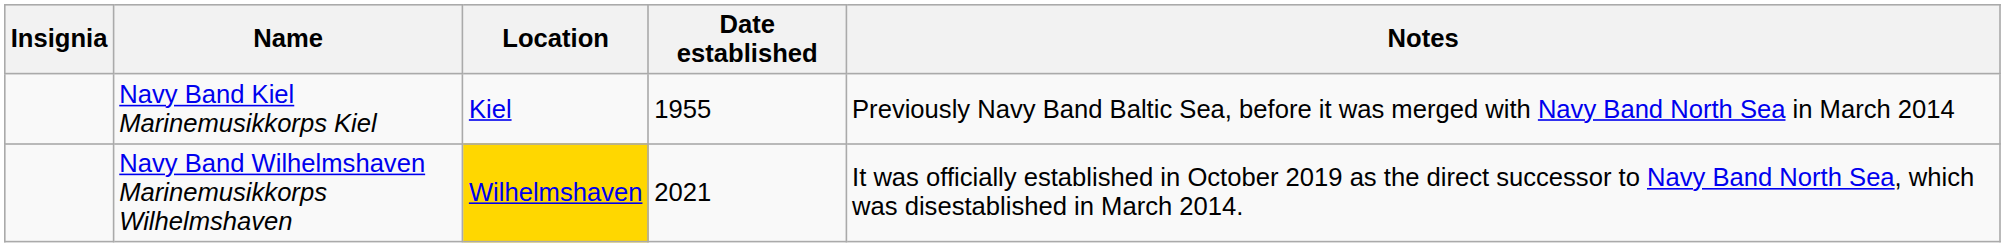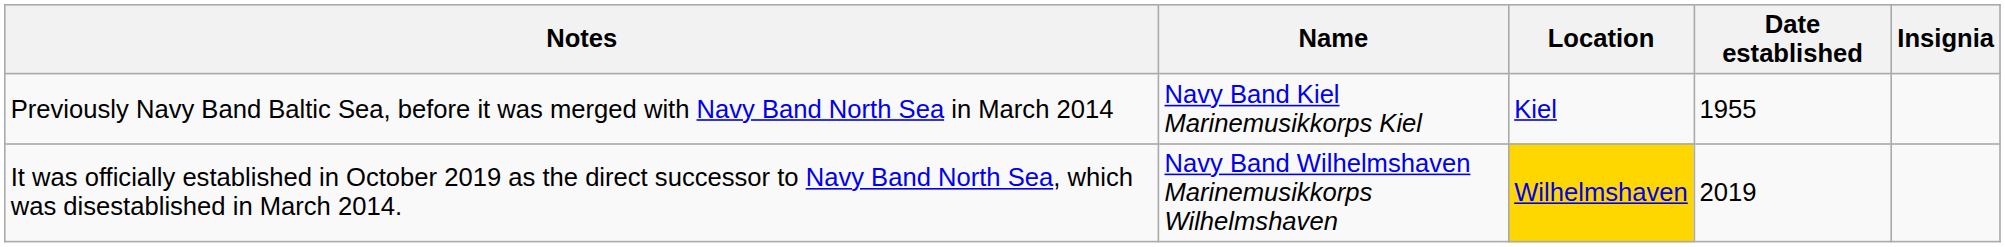columns swapped: (59, 39) <-> (1423, 39)
(683, 192) 2021 -> (1728, 192) 2019
